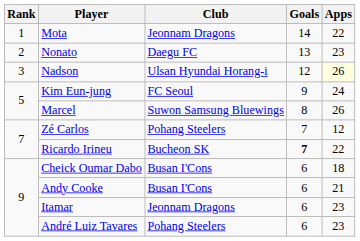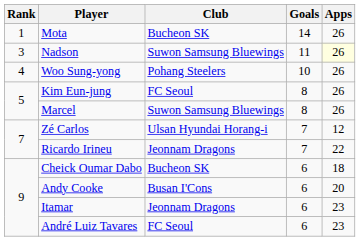(191, 33) Jeonnam Dragons -> (178, 33) Bucheon SK
(338, 33) 22 -> (338, 33) 26
- row: (59, 52)
(208, 71) Ulsan Hyundai Horang-i -> (216, 52) Suwon Samsung Bluewings
(304, 71) 12 -> (304, 52) 11
+ row: (81, 71)
(304, 91) 9 -> (304, 91) 8
(338, 91) 24 -> (338, 91) 26
(186, 129) Pohang Steelers -> (208, 129) Ulsan Hyundai Horang-i
(178, 149) Bucheon SK -> (191, 149) Jeonnam Dragons
(304, 149) bold -> (304, 149) normal
(180, 168) Busan I'Cons -> (178, 168) Bucheon SK
(338, 187) 21 -> (338, 187) 20
(186, 226) Pohang Steelers -> (170, 226) FC Seoul
